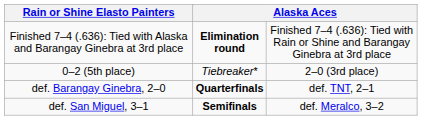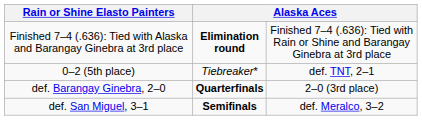(342, 72) 2–0 (3rd place) -> (342, 72) def. TNT, 2–1
(342, 89) def. TNT, 2–1 -> (342, 89) 2–0 (3rd place)
